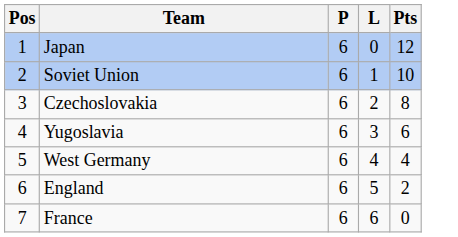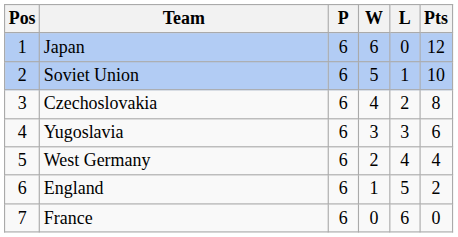+ column: (374, 18)
